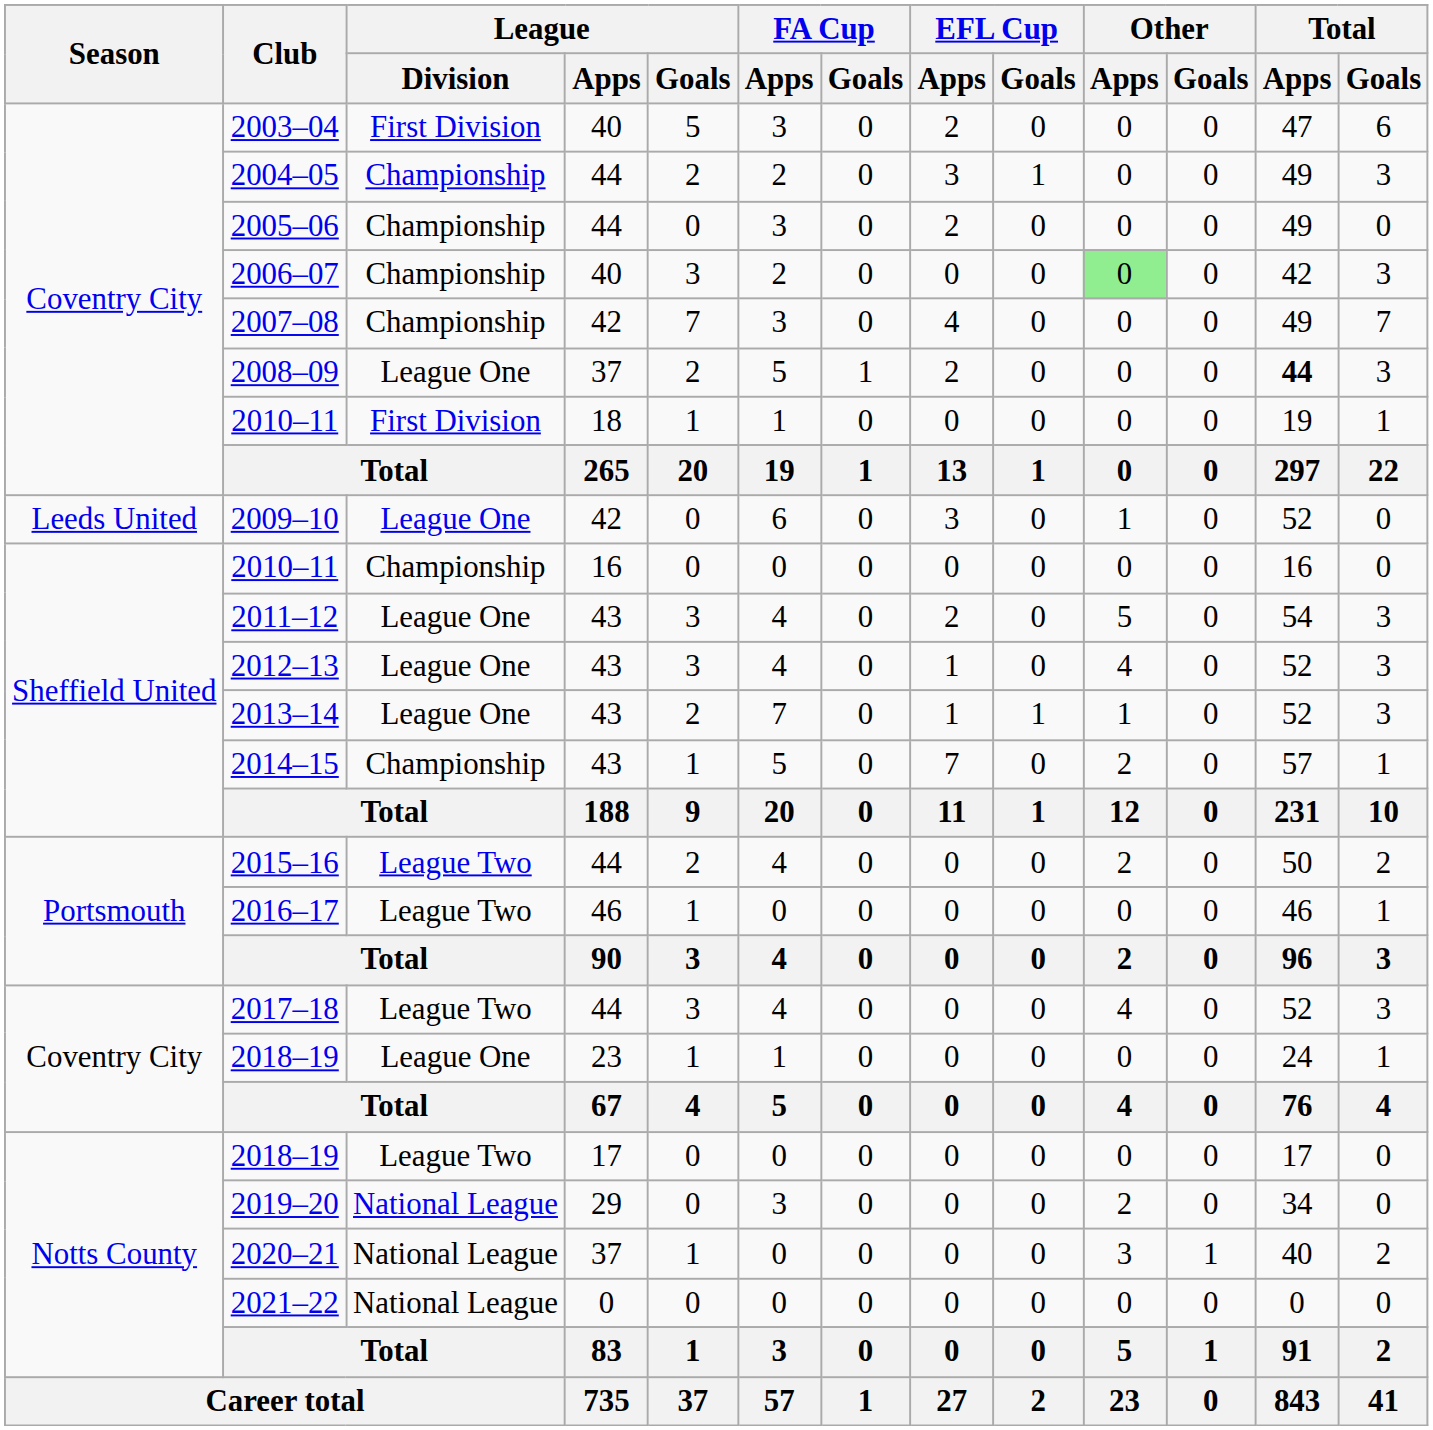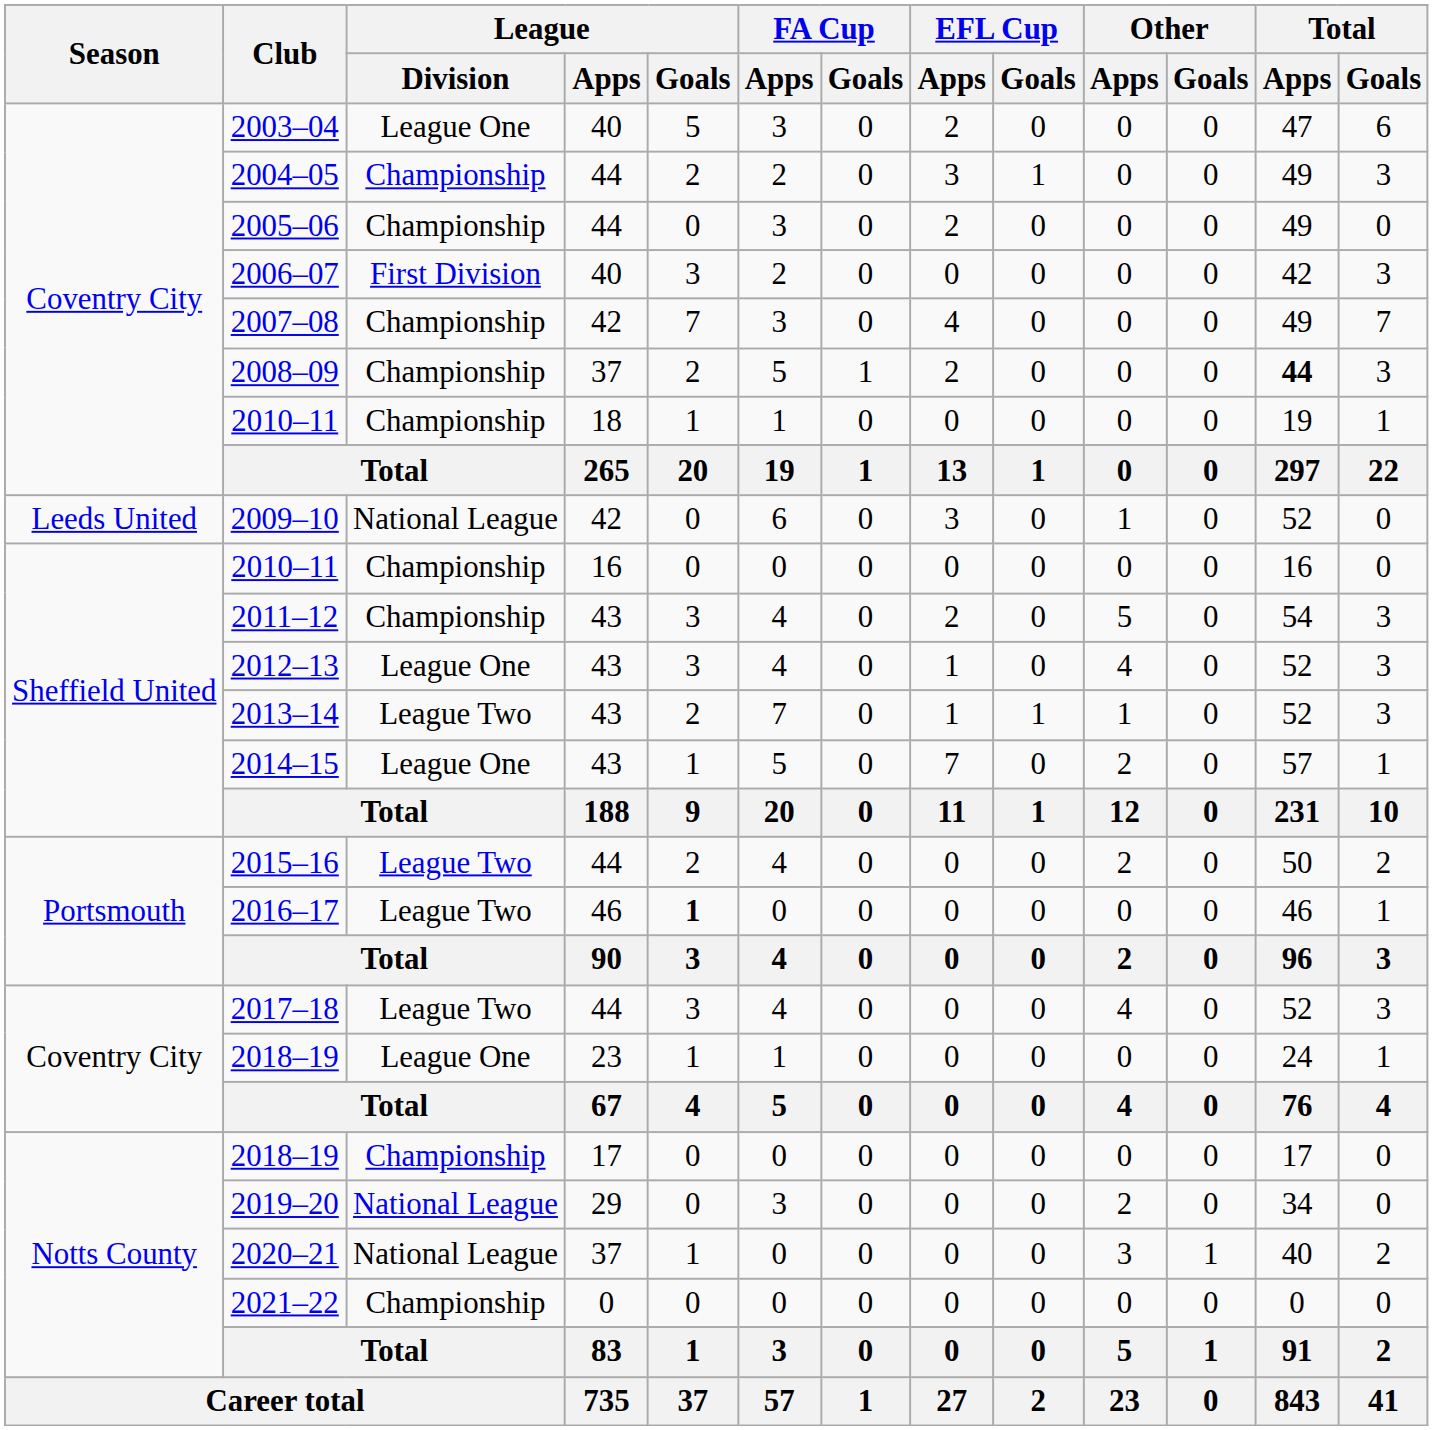(455, 126) First Division -> (455, 126) League One
(455, 273) Championship -> (455, 273) First Division
(1124, 273) lightgreen background -> (1124, 273) no background
(455, 371) League One -> (455, 371) Championship
(455, 420) First Division -> (455, 420) Championship
(455, 518) League One -> (455, 518) National League
(455, 616) League One -> (455, 616) Championship
(455, 714) League One -> (455, 714) League Two
(455, 763) Championship -> (455, 763) League One
(693, 910) normal -> (693, 910) bold
(455, 1155) League Two -> (455, 1155) Championship
(455, 1302) National League -> (455, 1302) Championship
